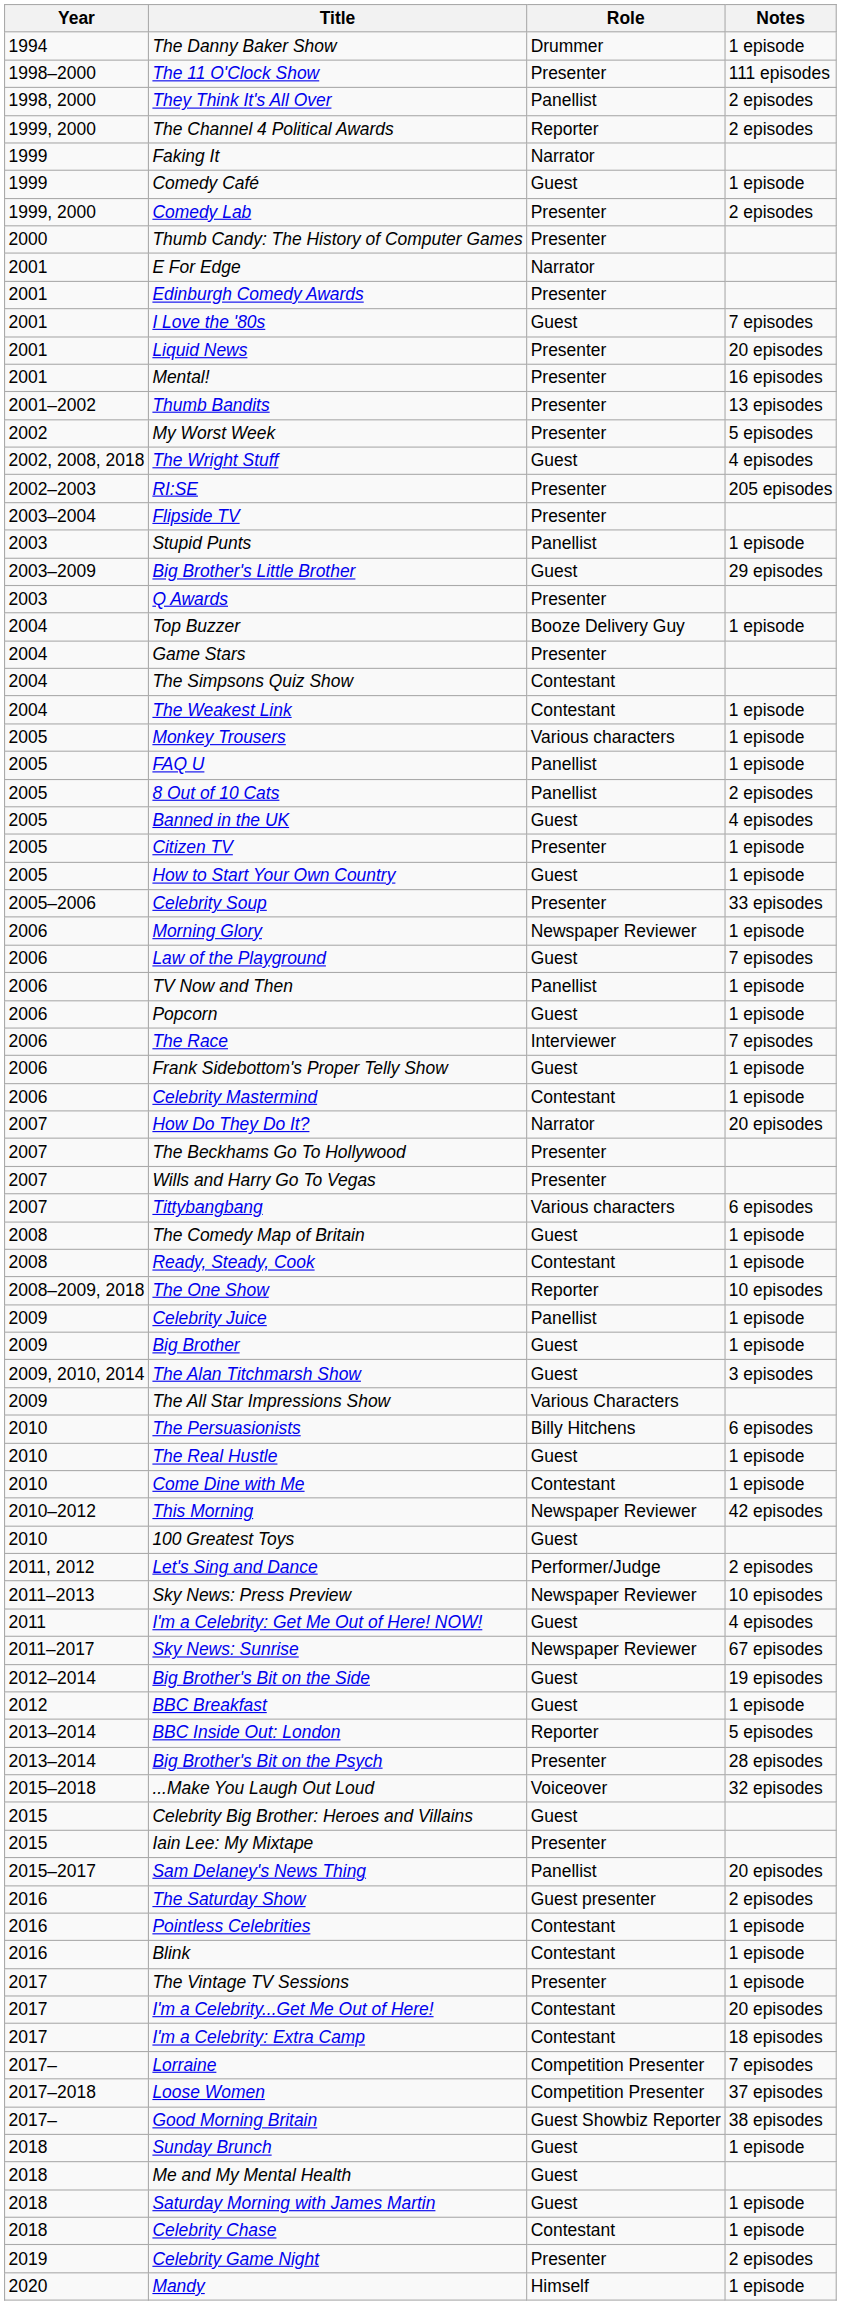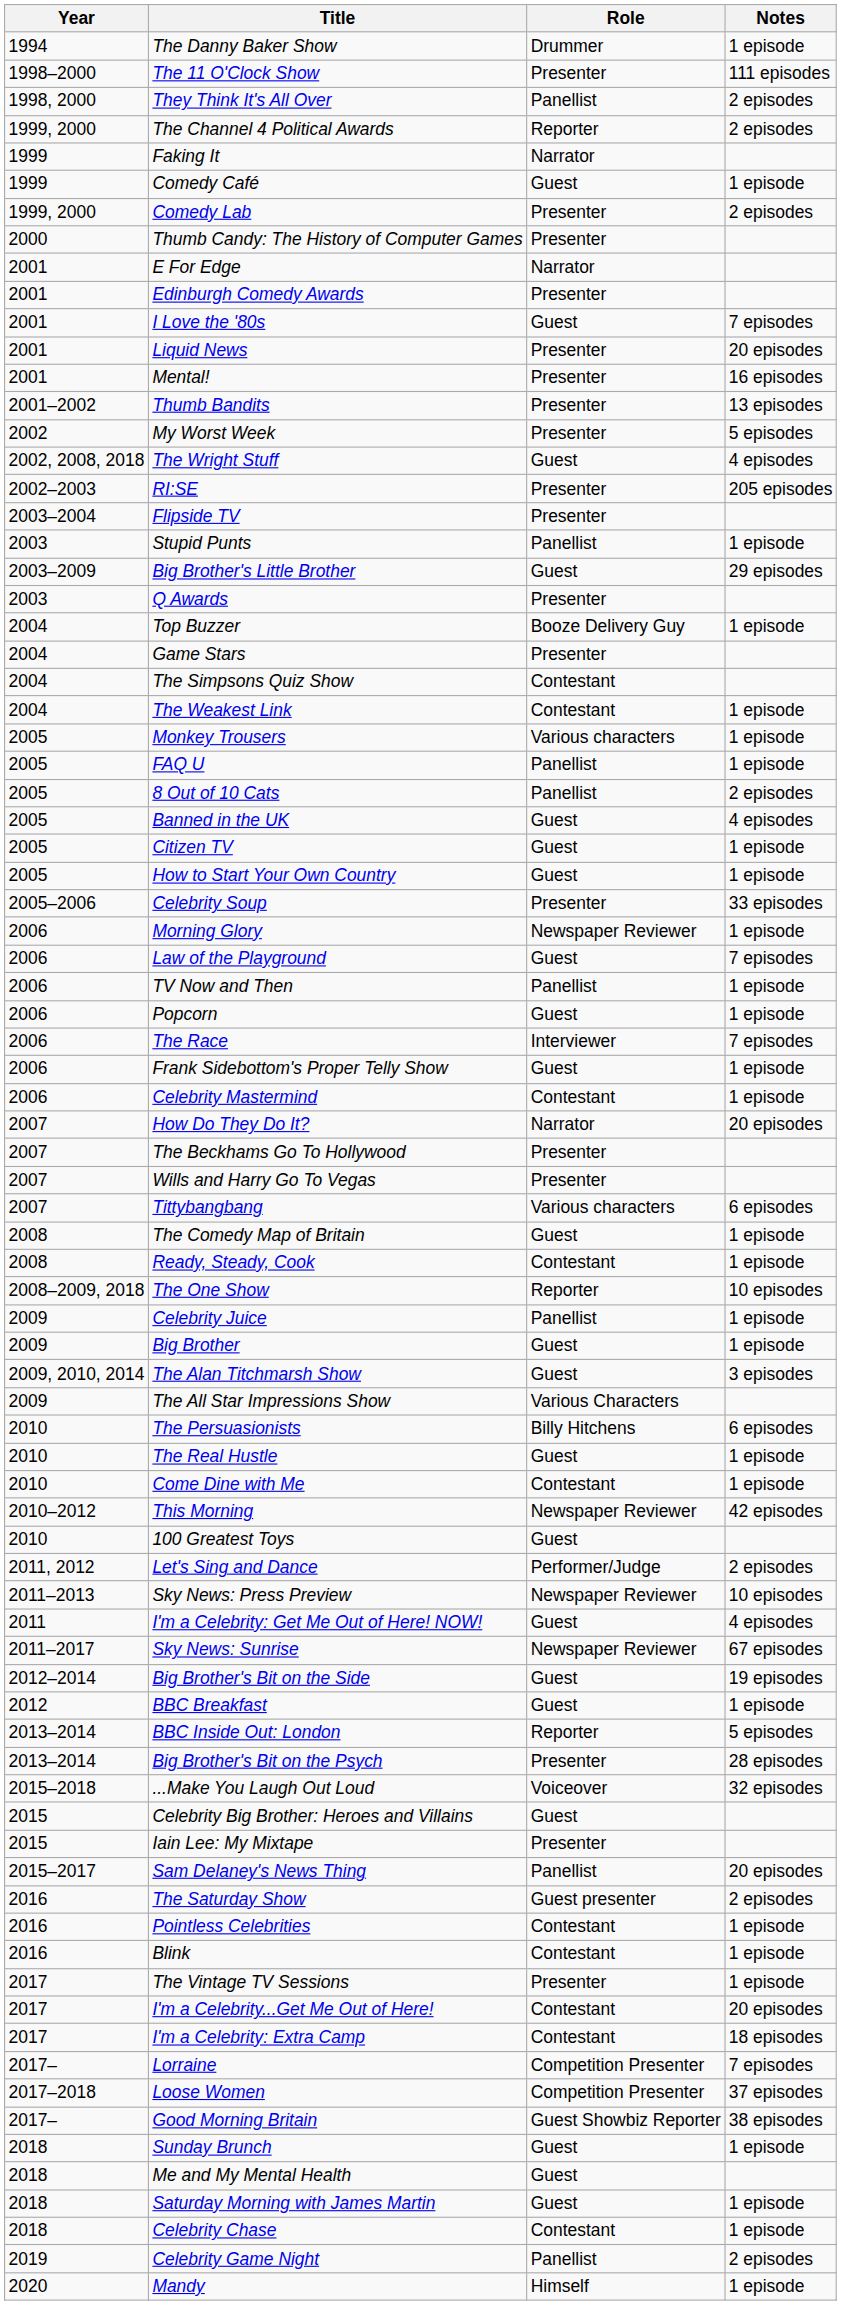(569, 848) Presenter -> (554, 848) Guest
(569, 2258) Presenter -> (564, 2258) Panellist
